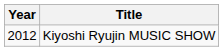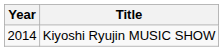(22, 35) 2012 -> (22, 35) 2014
